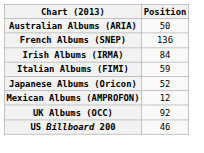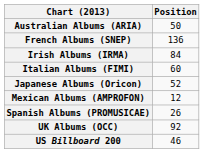(165, 69) 59 -> (176, 69) 60
+ row: (78, 112)
